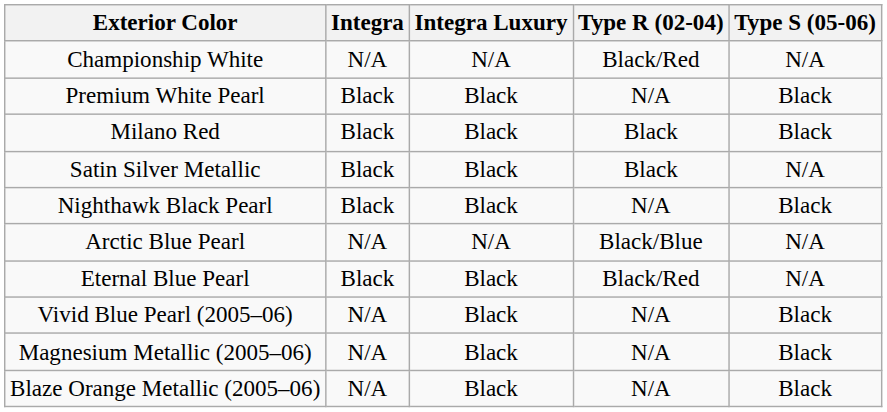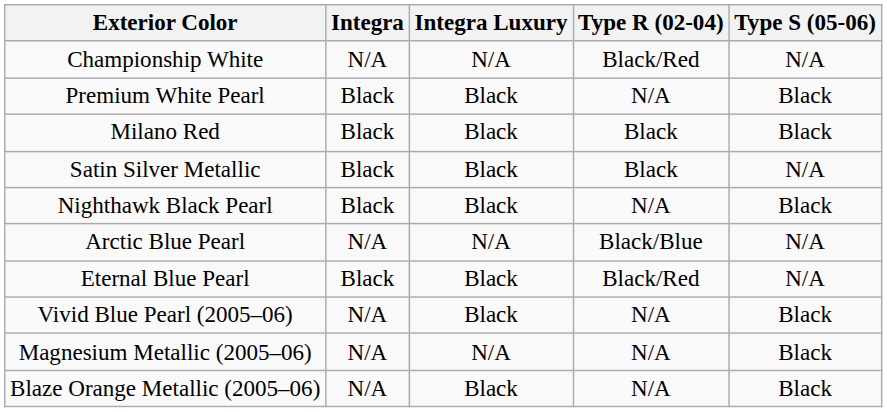(491, 351) Black -> (491, 351) N/A
